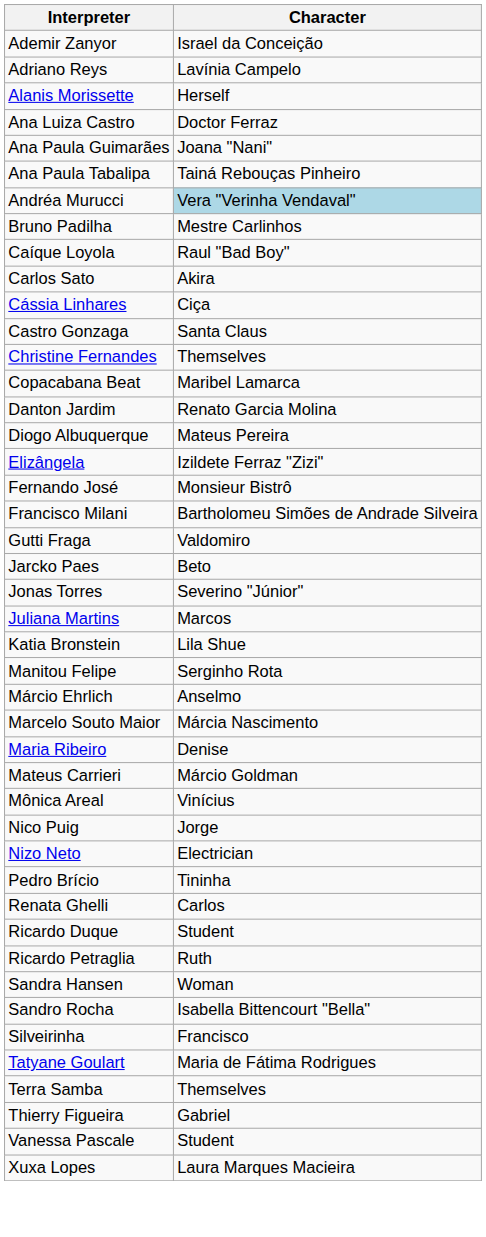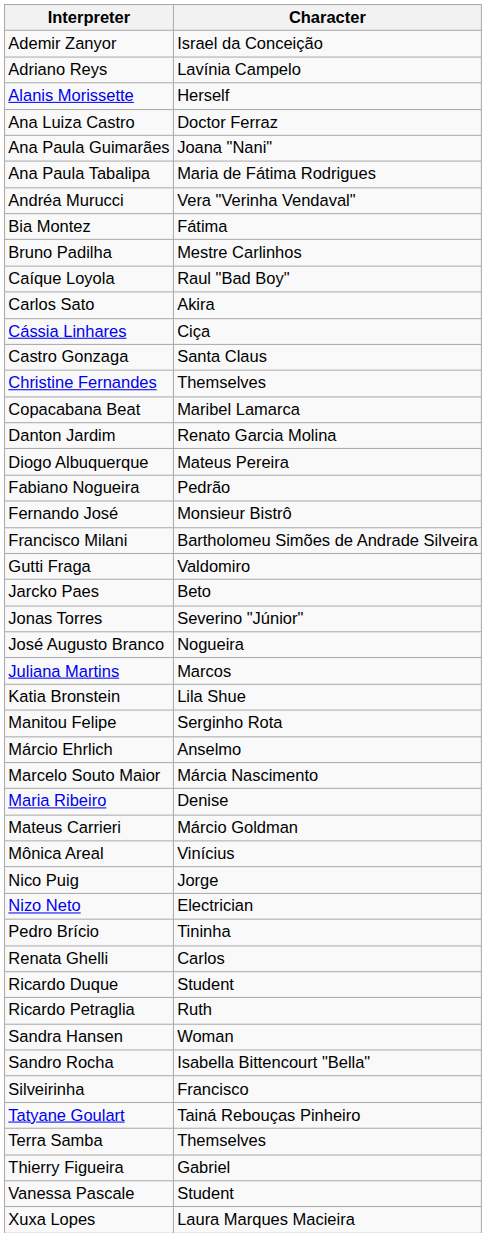(269, 174) Tainá Rebouças Pinheiro -> (277, 174) Maria de Fátima Rodrigues
(266, 200) lightblue background -> (266, 200) no background
+ row: (50, 226)
- row: (46, 461)
+ row: (74, 488)
+ row: (86, 644)
(277, 1063) Maria de Fátima Rodrigues -> (269, 1115) Tainá Rebouças Pinheiro
